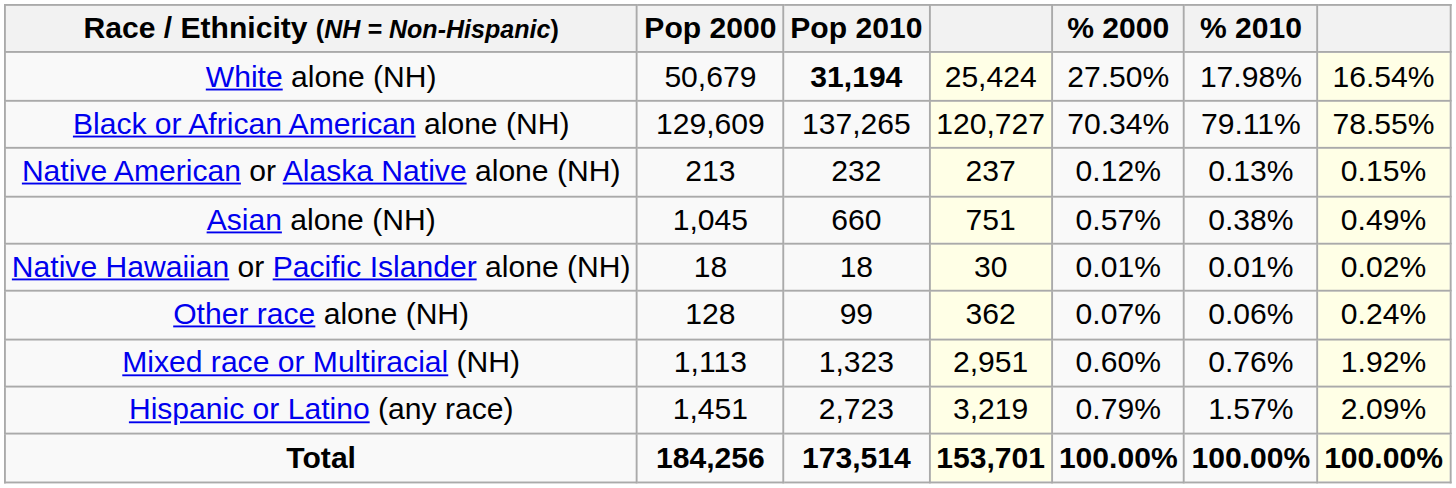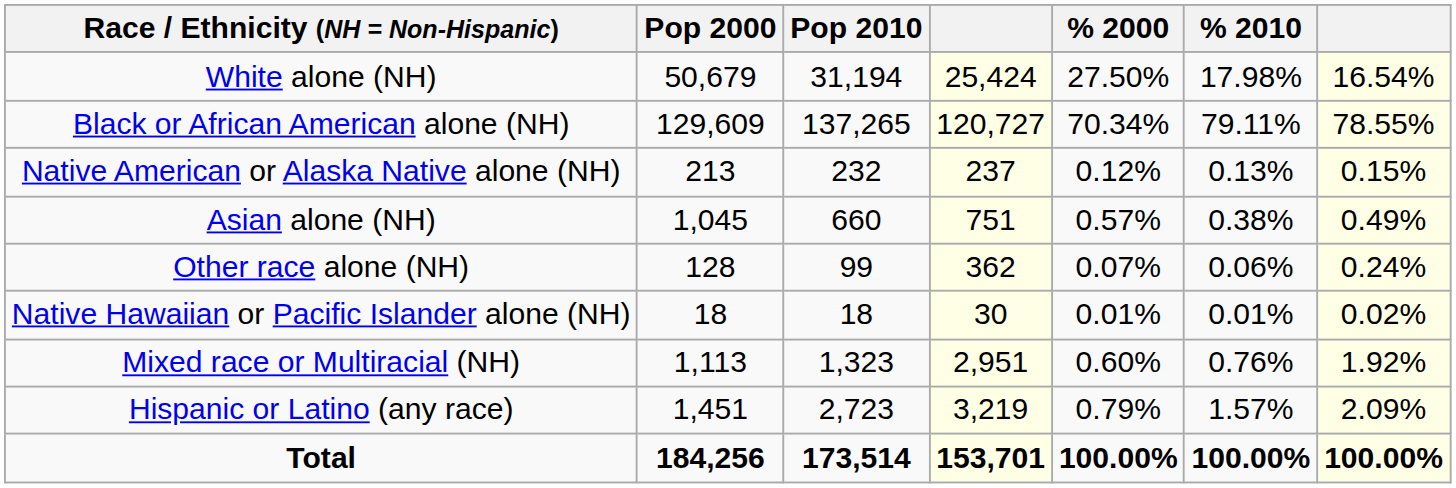(856, 76) bold -> (856, 76) normal
rows swapped: (321, 266) <-> (321, 314)
